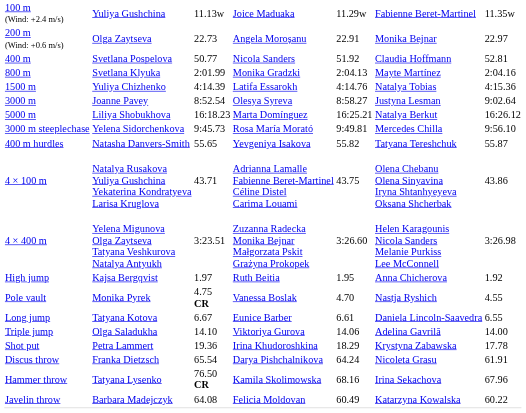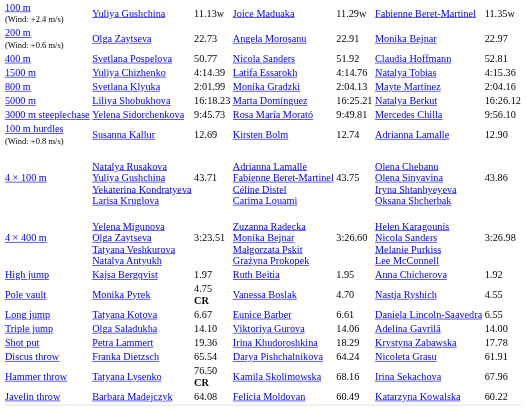rows swapped: (18, 73) <-> (20, 87)
- row: (20, 101)
+ row: (34, 135)
- row: (34, 143)
